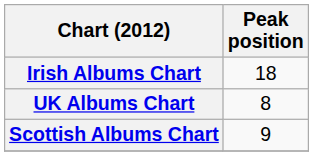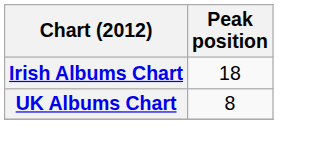- row: (114, 134)
